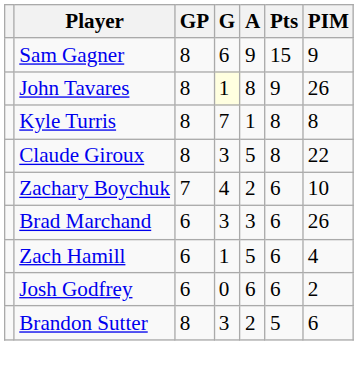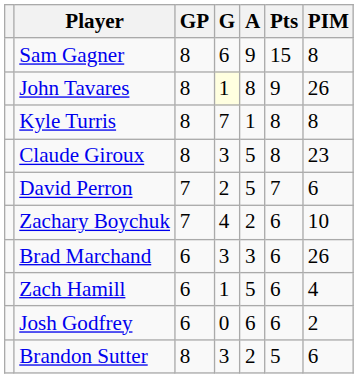(313, 54) 9 -> (313, 54) 8
(318, 155) 22 -> (318, 155) 23
+ row: (76, 188)
